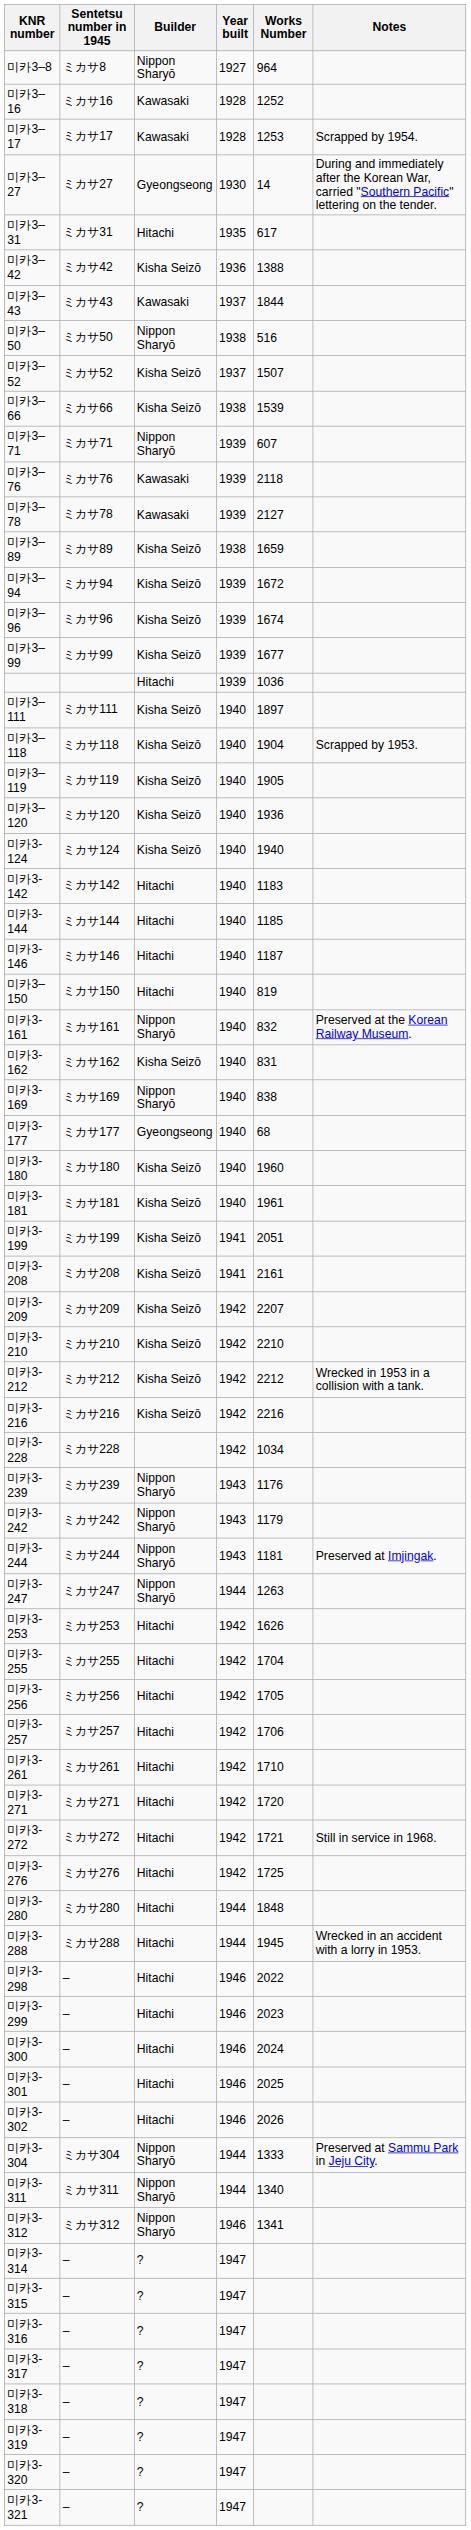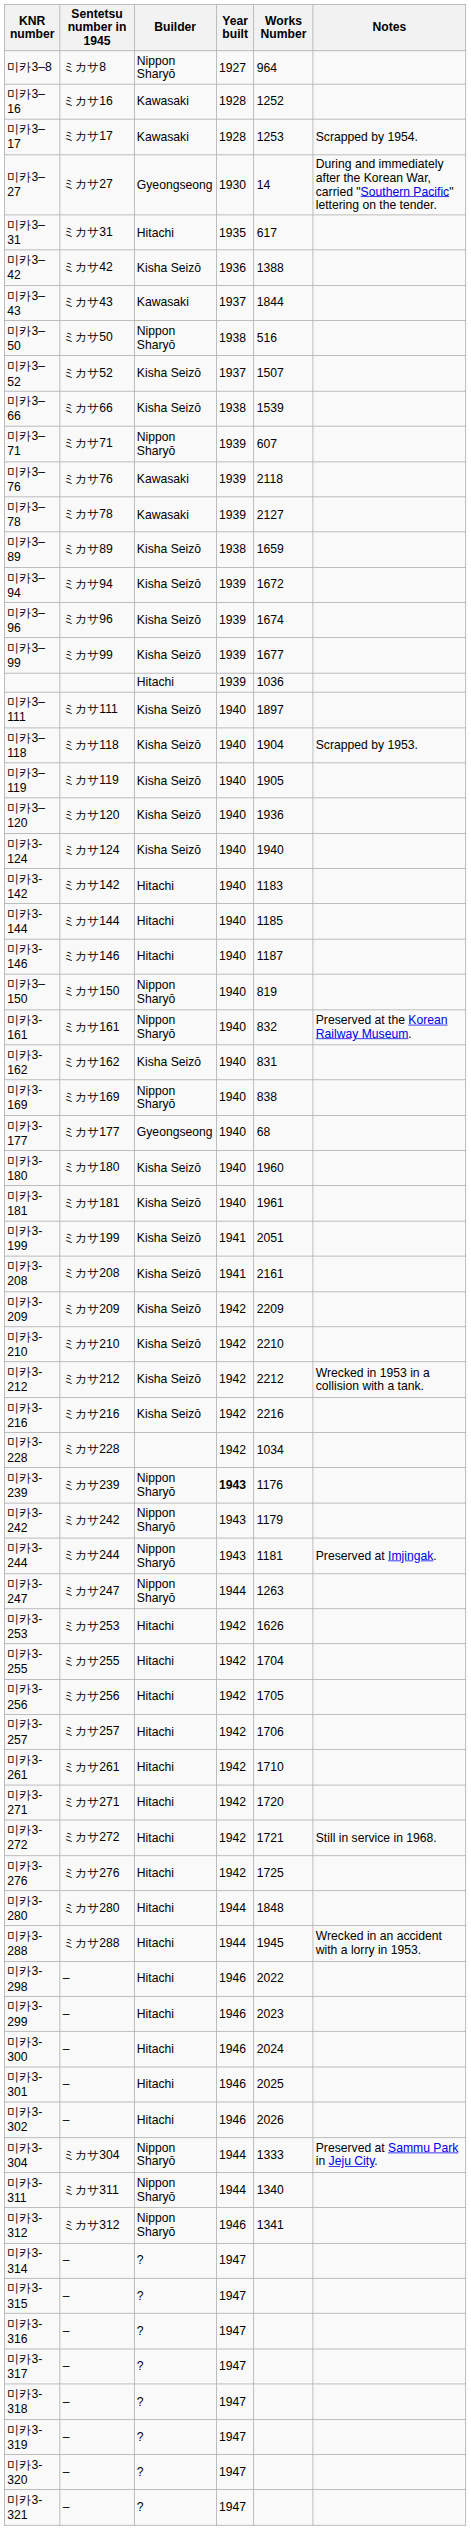(155, 991) Hitachi -> (156, 991) Nippon Sharyō
(270, 1309) 2207 -> (270, 1309) 2209
(233, 1485) normal -> (233, 1485) bold
